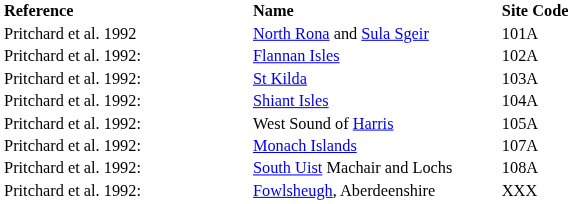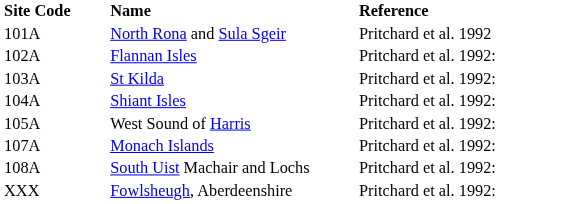columns swapped: (535, 11) <-> (39, 11)
